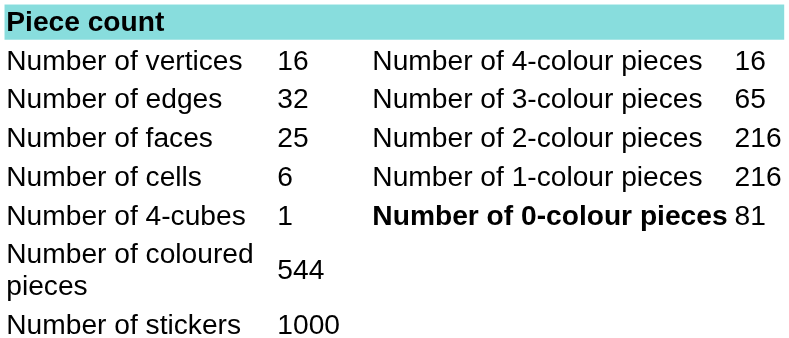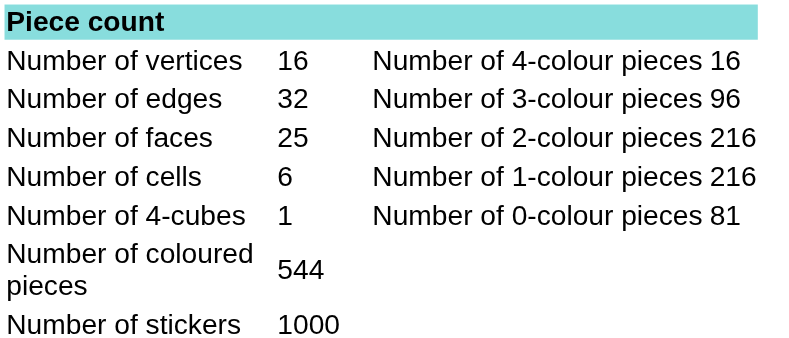(750, 99) 65 -> (725, 99) 96
(550, 215) bold -> (537, 215) normal
